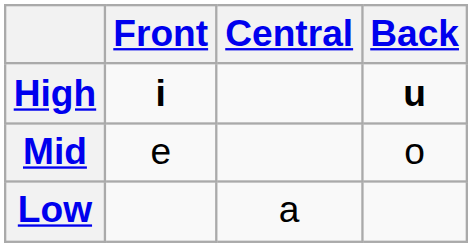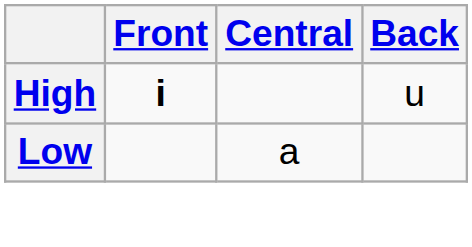(415, 92) bold -> (415, 92) normal
- row: (55, 151)
